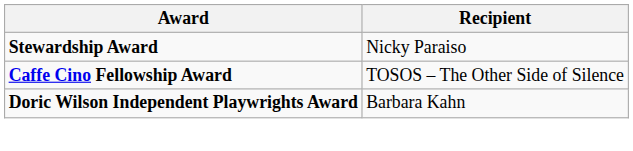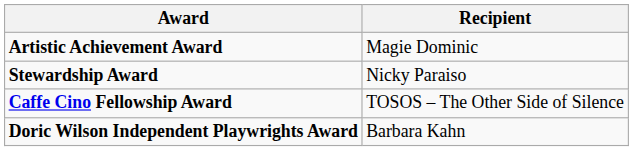+ row: (116, 46)
